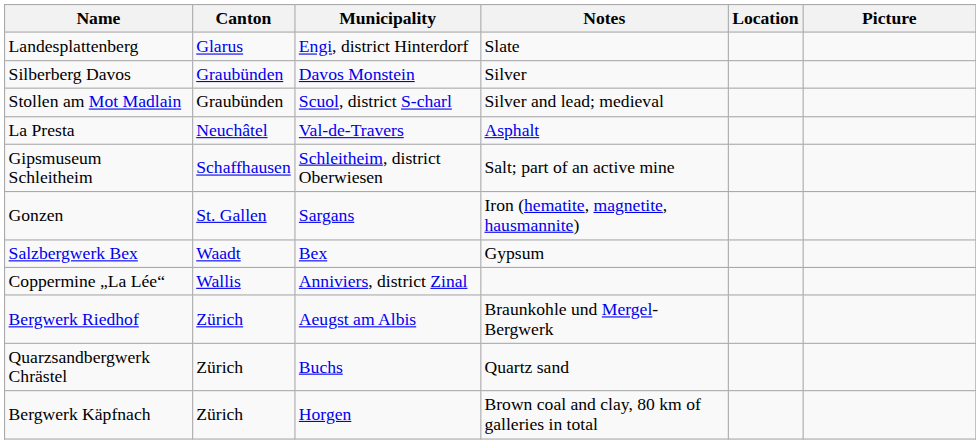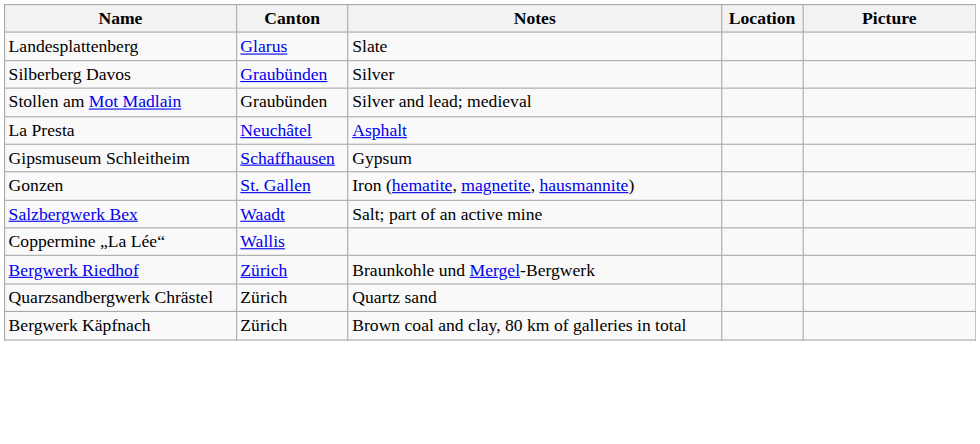- column: (388, 18)
(580, 167) Salt; part of an active mine -> (382, 158) Gypsum
(514, 253) Gypsum -> (447, 213) Salt; part of an active mine
